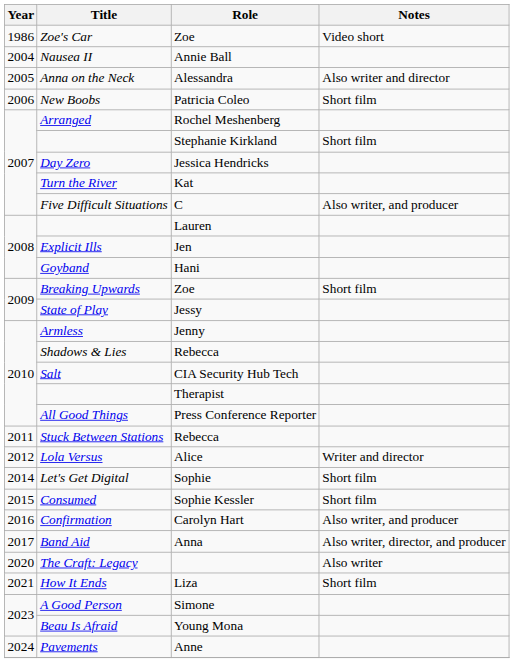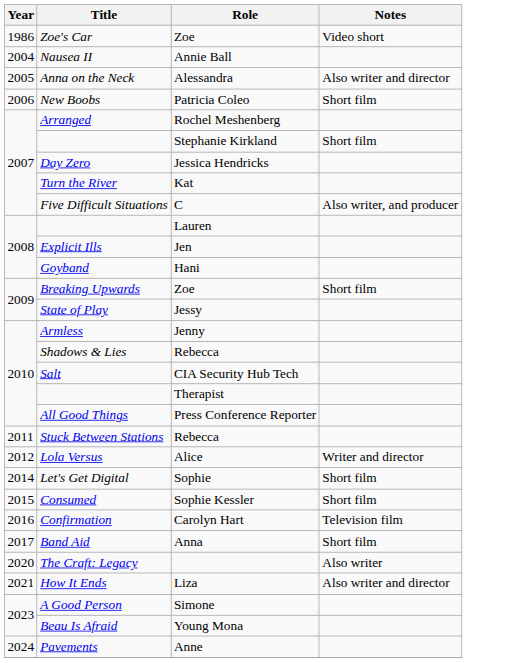(390, 520) Also writer, and producer -> (363, 520) Television film
(414, 541) Also writer, director, and producer -> (349, 541) Short film
(349, 583) Short film -> (386, 583) Also writer and director
